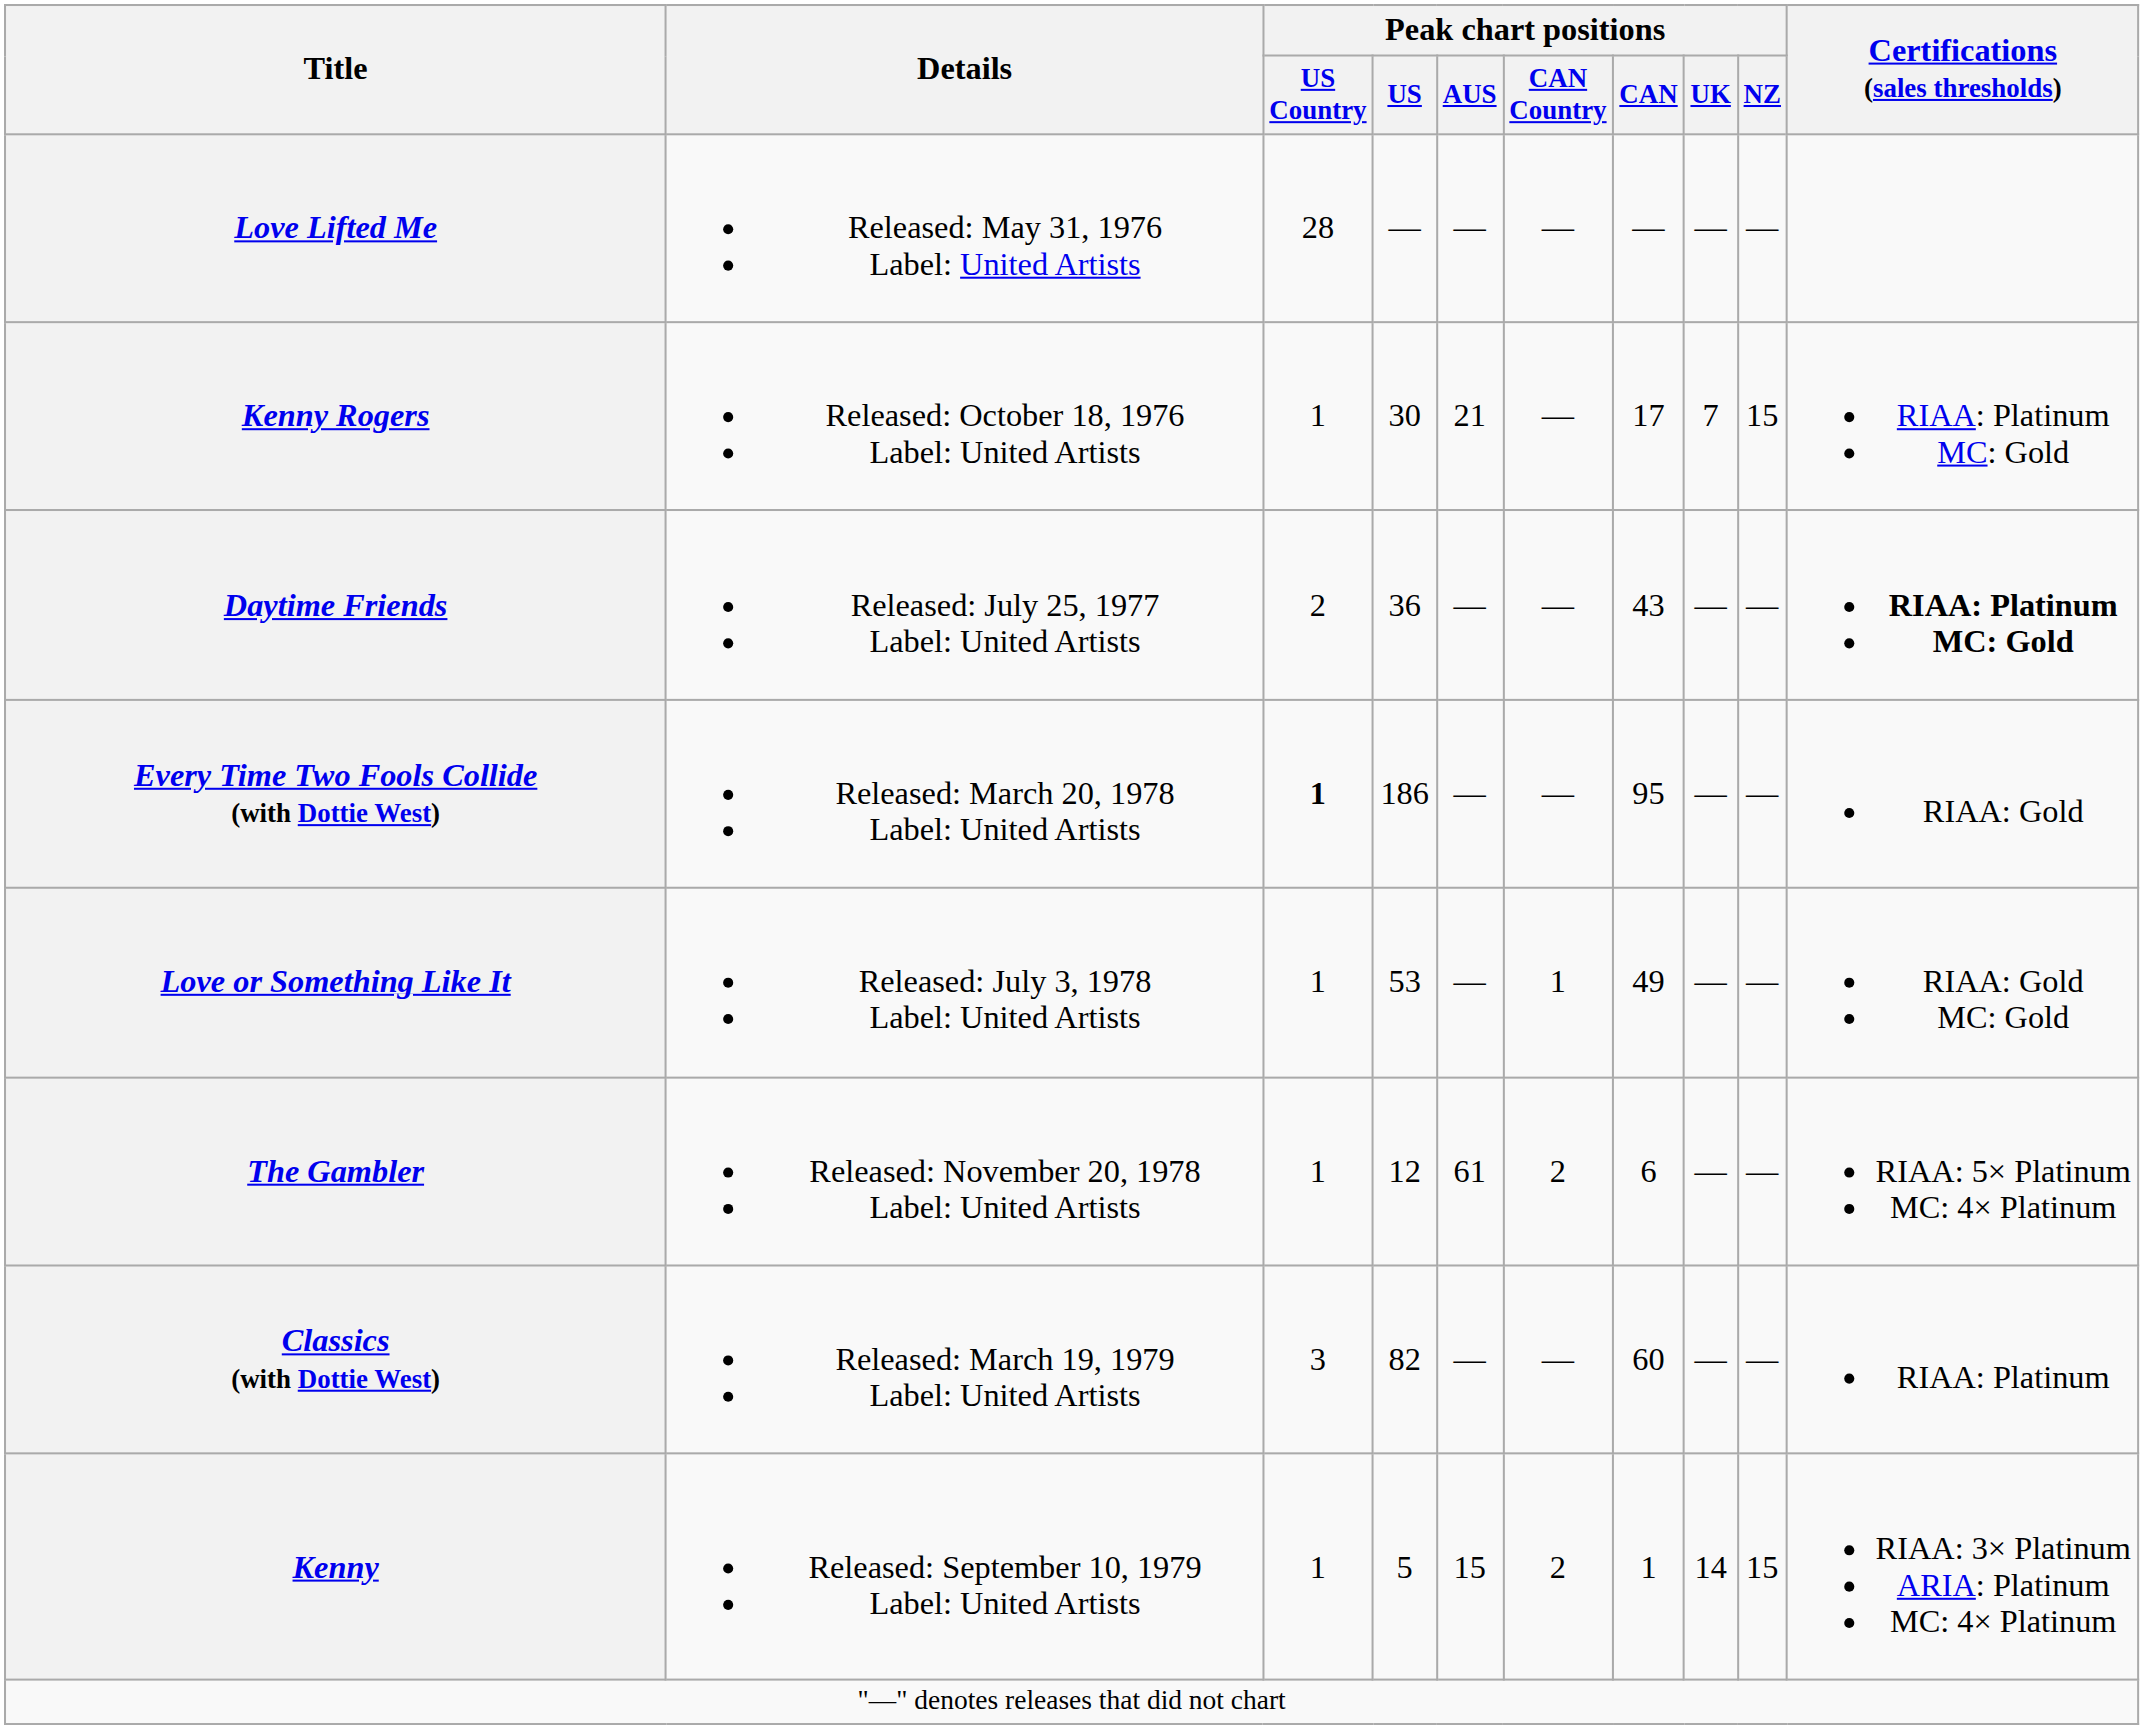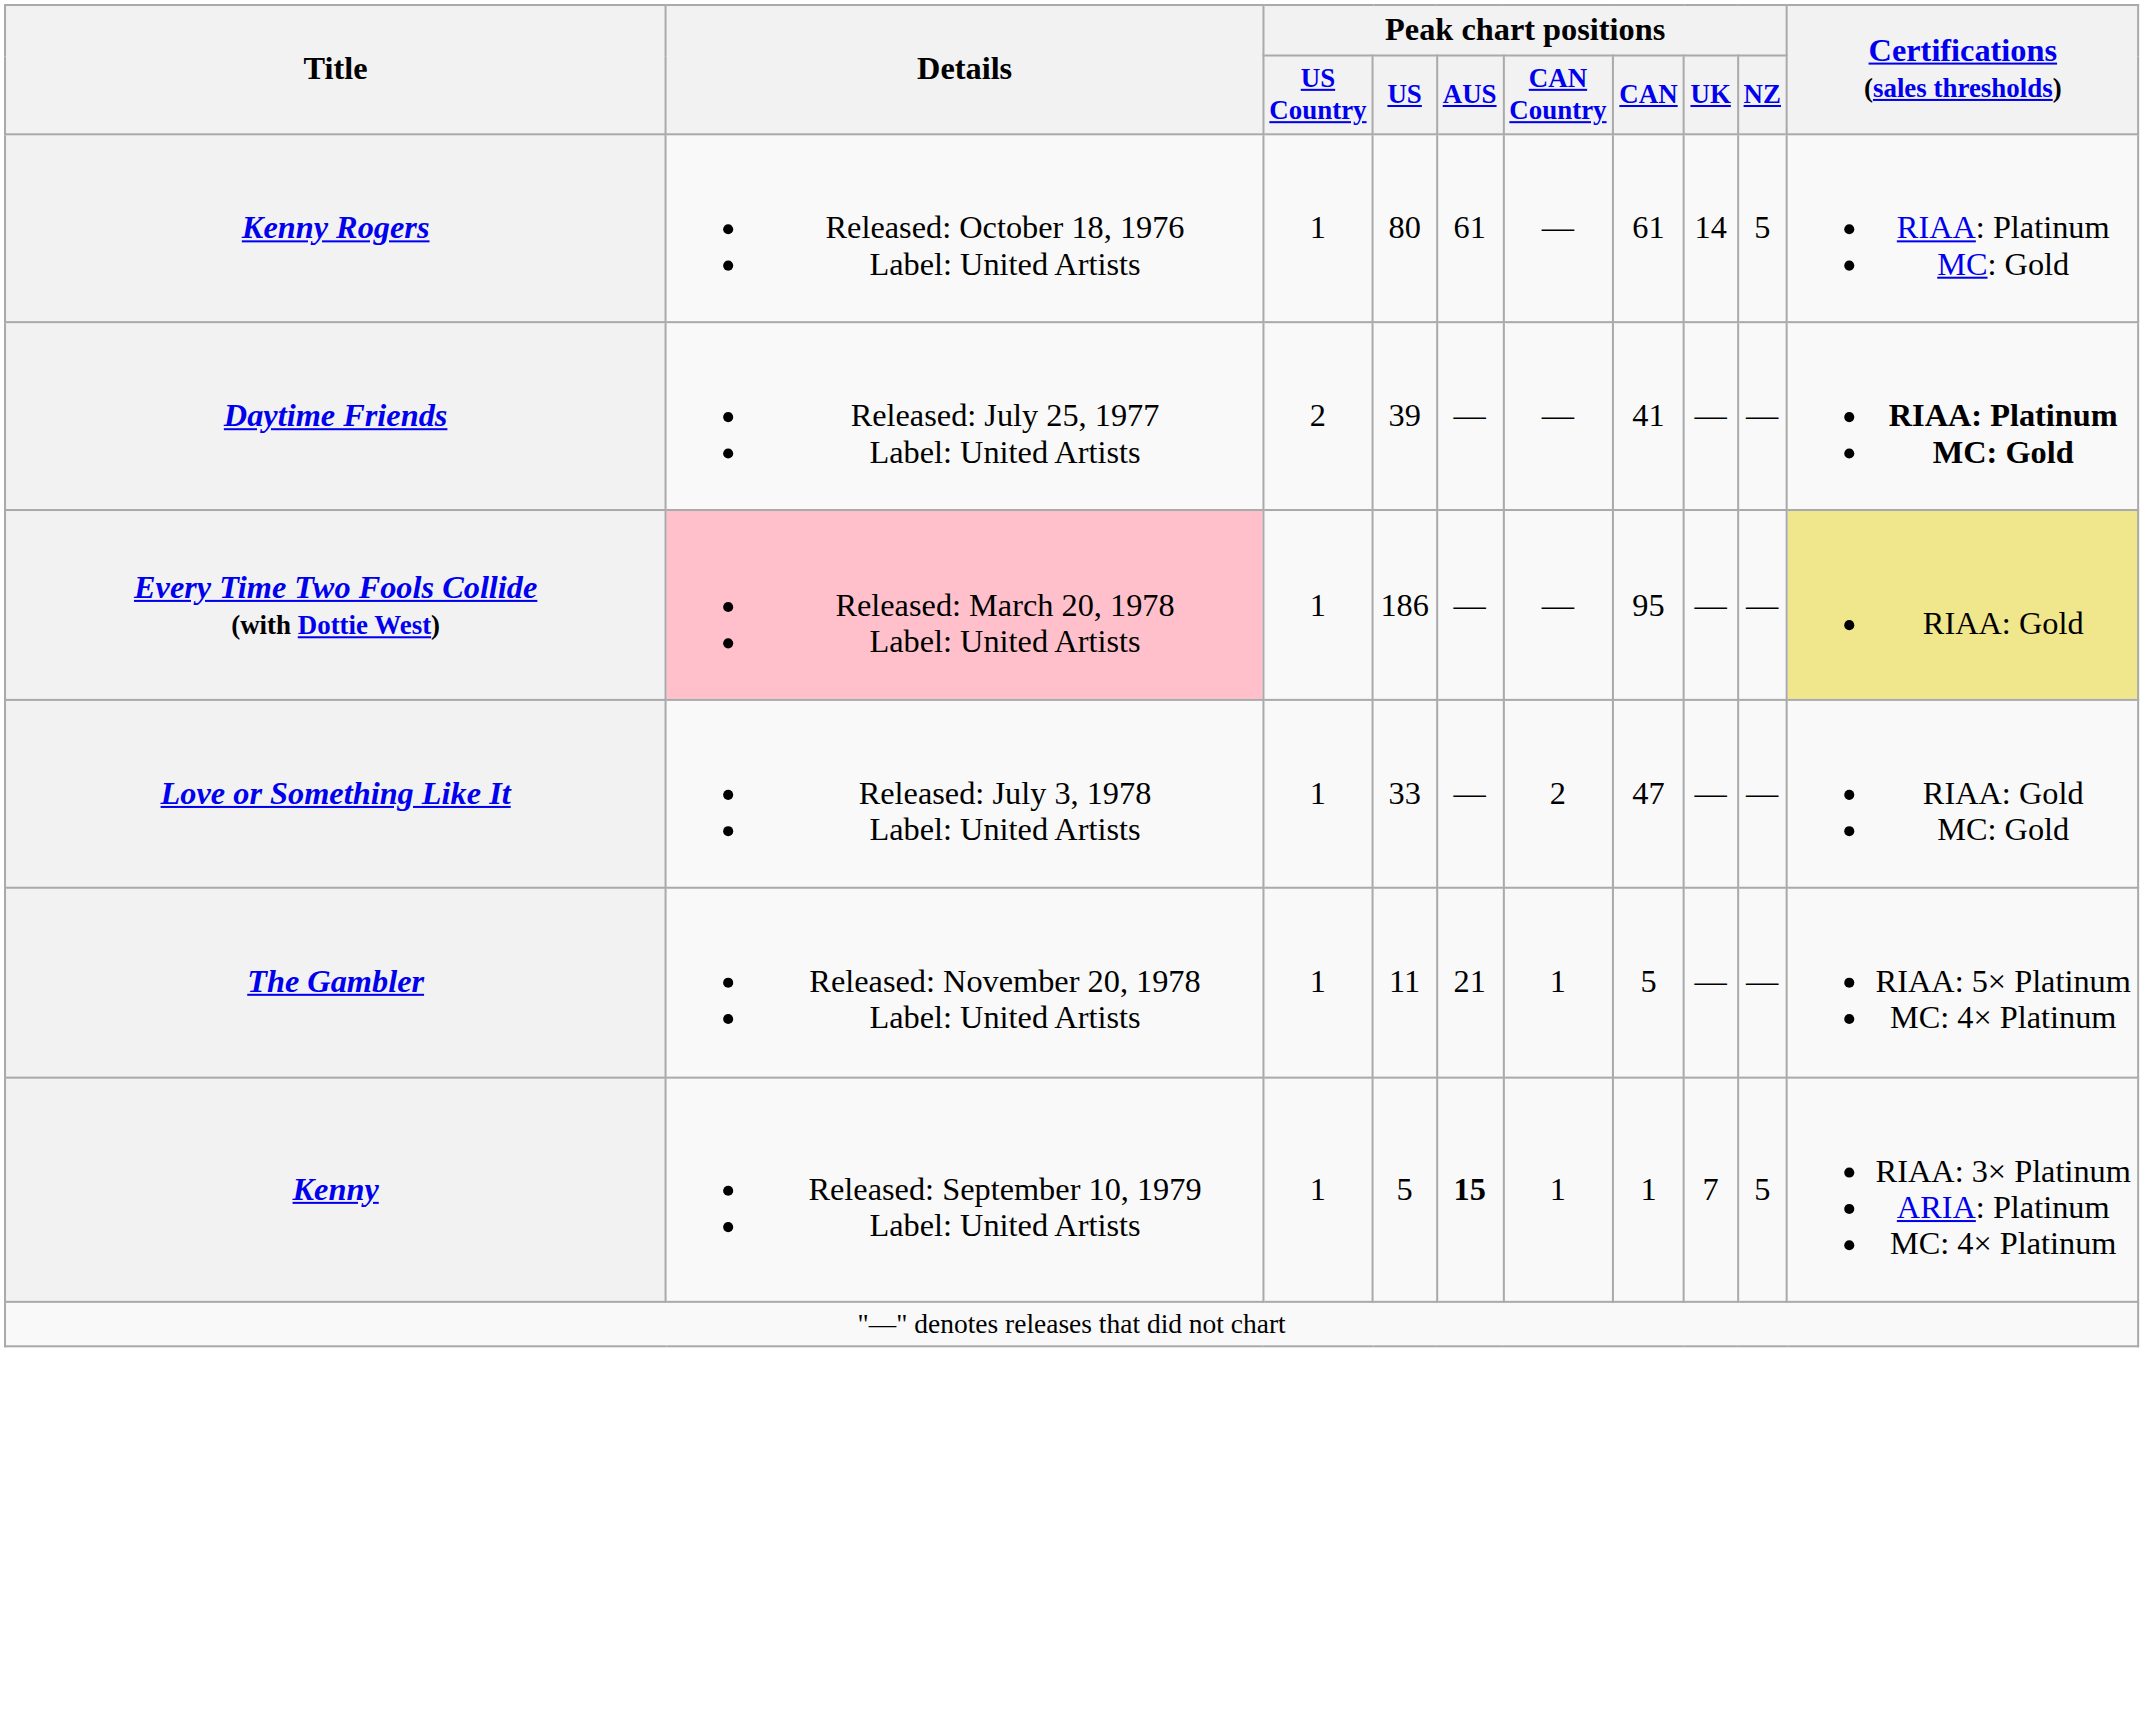- row: (336, 227)
(1405, 416) 30 -> (1405, 227) 80
(1470, 416) 21 -> (1470, 227) 61
(1649, 416) 17 -> (1649, 227) 61
(1711, 416) 7 -> (1711, 227) 14
(1762, 416) 15 -> (1762, 227) 5
(1405, 604) 36 -> (1405, 416) 39
(1649, 604) 43 -> (1649, 416) 41
(965, 812) no background -> (965, 623) pink background
(1318, 793) bold -> (1318, 604) normal
(1963, 812) no background -> (1963, 623) khaki background
(1405, 981) 53 -> (1405, 793) 33
(1558, 981) 1 -> (1558, 793) 2
(1649, 981) 49 -> (1649, 793) 47
(1405, 1170) 12 -> (1405, 981) 11
(1470, 1170) 61 -> (1470, 981) 21
(1558, 1170) 2 -> (1558, 981) 1
(1649, 1170) 6 -> (1649, 981) 5
- row: (336, 1359)
(1470, 1565) normal -> (1470, 1188) bold
(1558, 1565) 2 -> (1558, 1188) 1
(1711, 1565) 14 -> (1711, 1188) 7
(1762, 1565) 15 -> (1762, 1188) 5
